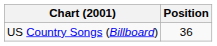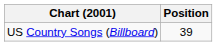(186, 31) 36 -> (186, 31) 39
